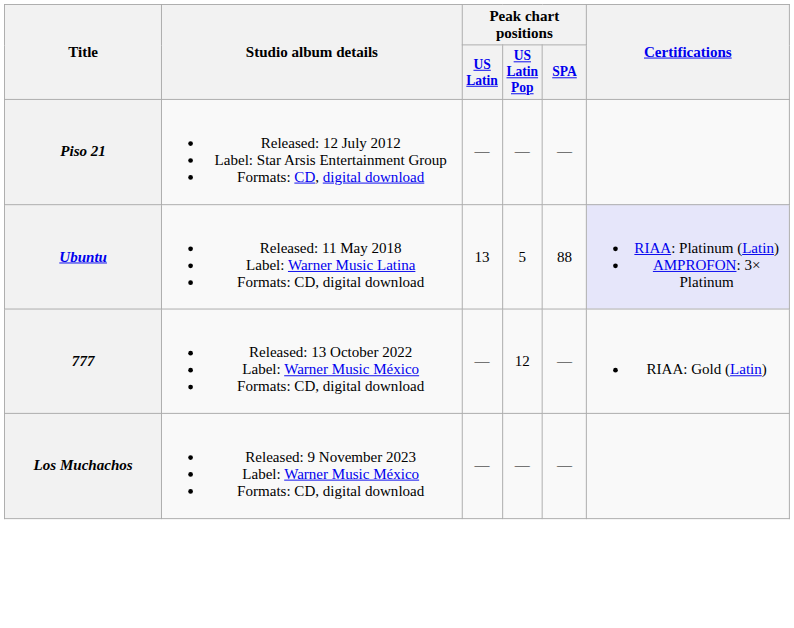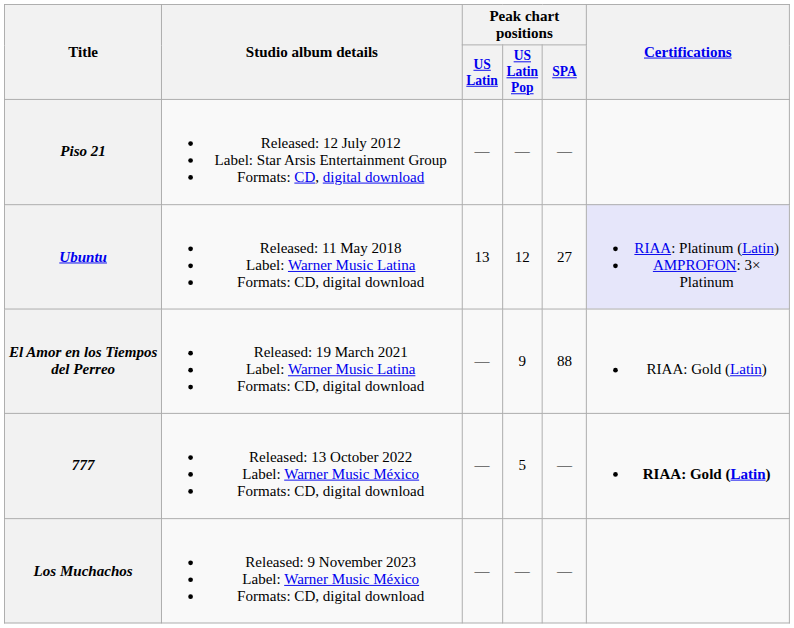(522, 256) 5 -> (522, 256) 12
(565, 256) 88 -> (565, 256) 27
+ row: (83, 361)
(522, 361) 12 -> (522, 465) 5
(688, 370) normal -> (688, 474) bold
